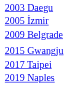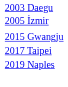- row: (34, 34)
